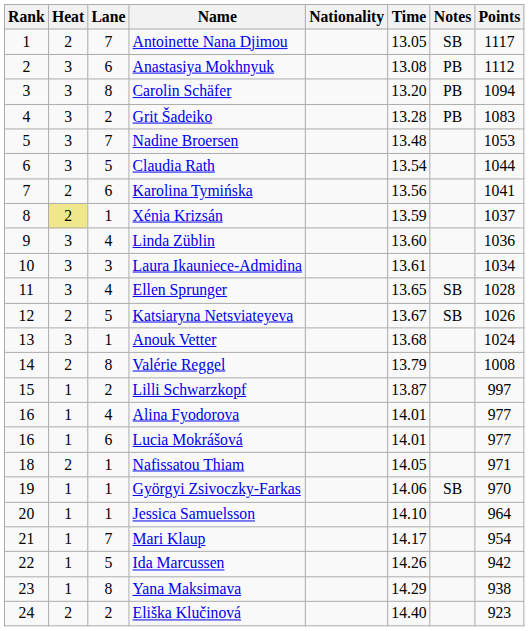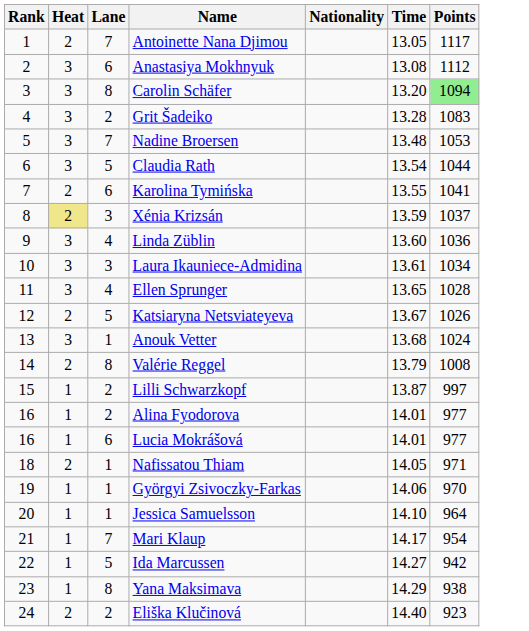- column: (453, 16)
(499, 91) no background -> (455, 91) lightgreen background
(409, 191) 13.56 -> (409, 191) 13.55
(108, 215) 1 -> (108, 215) 3
(108, 414) 4 -> (108, 414) 2
(409, 564) 14.26 -> (409, 564) 14.27
